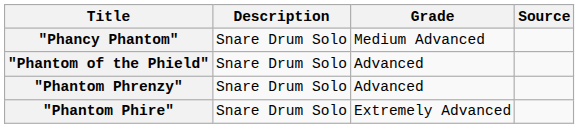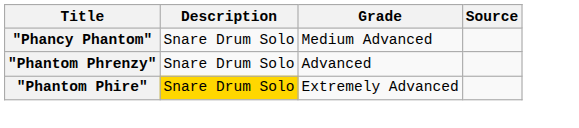- row: (109, 64)
(281, 111) no background -> (229, 88) gold background
